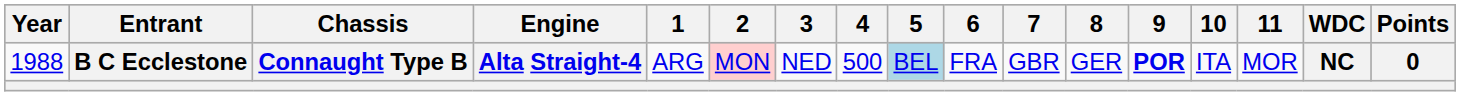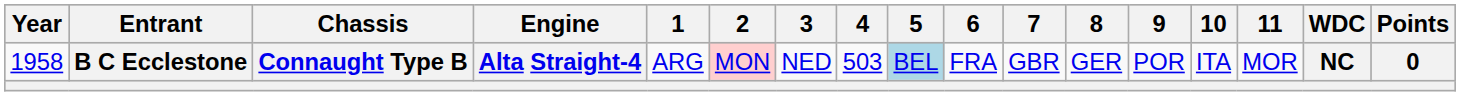(37, 62) 1988 -> (37, 62) 1958
(863, 62) 500 -> (863, 62) 503
(1159, 62) bold -> (1159, 62) normal
